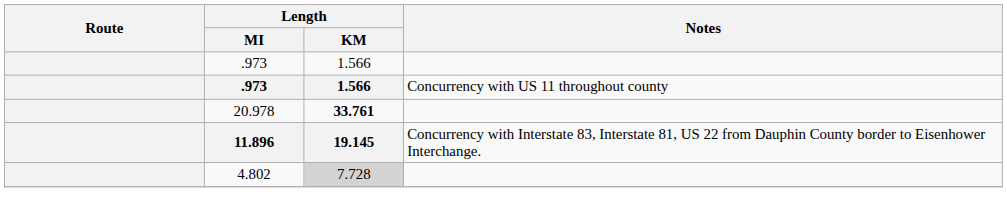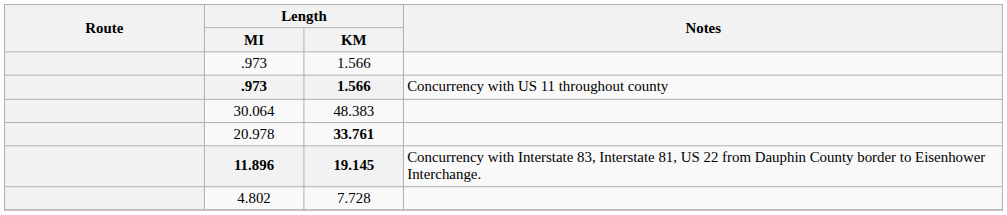+ row: (254, 110)
(354, 174) lightgrey background -> (354, 198) no background
